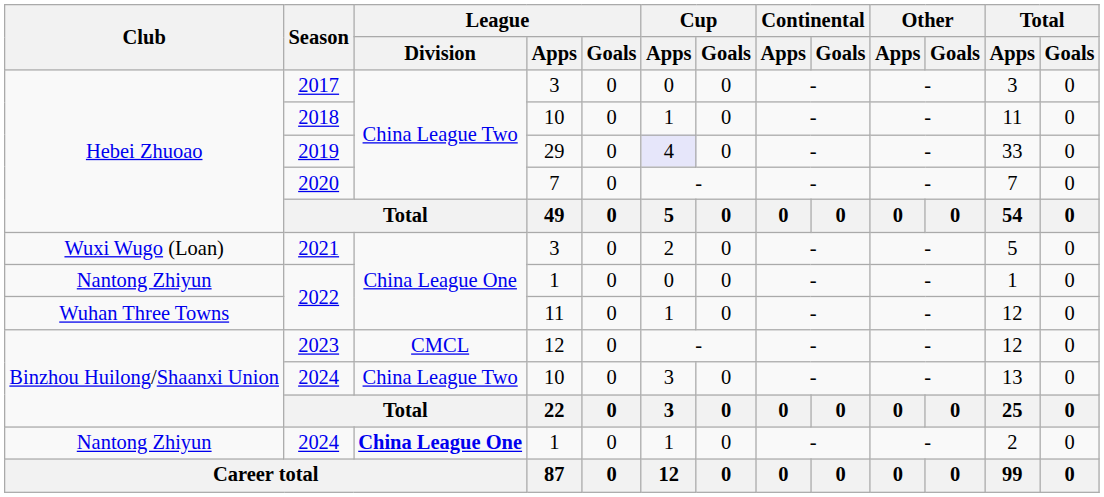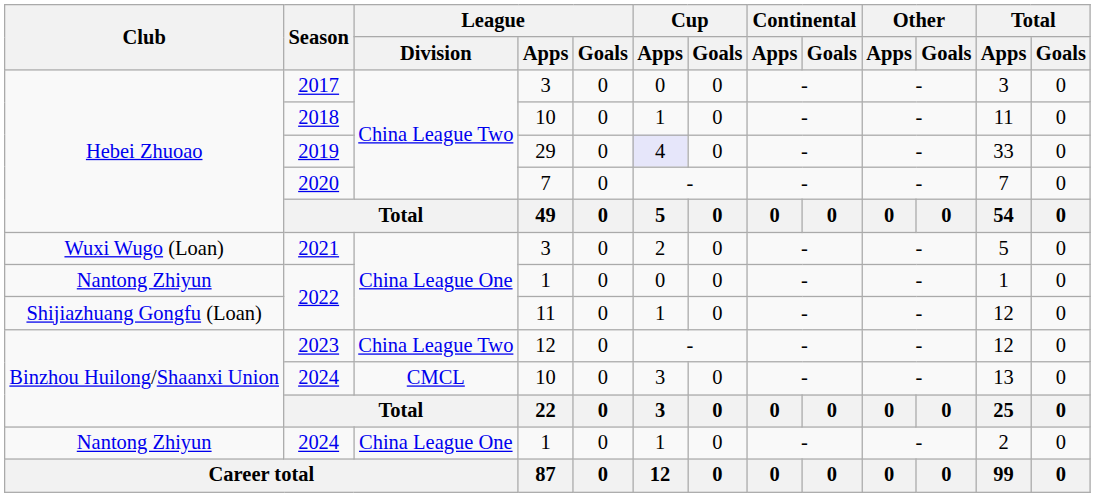(144, 313) Wuhan Three Towns -> (144, 313) Shijiazhuang Gongfu (Loan)
(440, 345) CMCL -> (436, 345) China League Two
(440, 378) China League Two -> (436, 378) CMCL
(440, 442) bold -> (436, 442) normal
